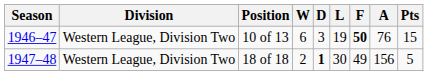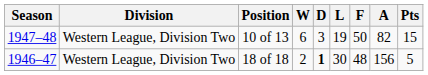(32, 37) 1946–47 -> (32, 37) 1947–48
(360, 37) bold -> (360, 37) normal
(384, 37) 76 -> (384, 37) 82
(32, 59) 1947–48 -> (32, 59) 1946–47
(360, 59) 49 -> (360, 59) 48
